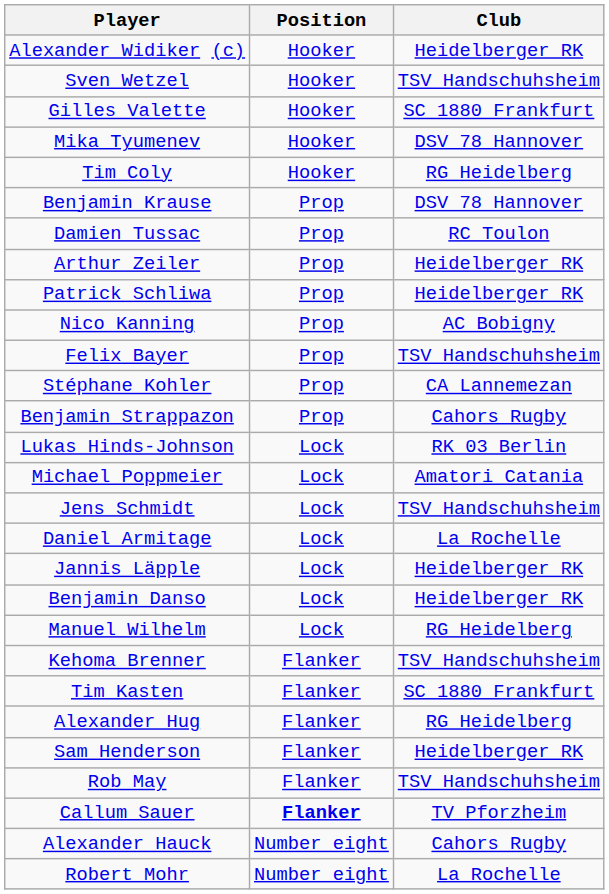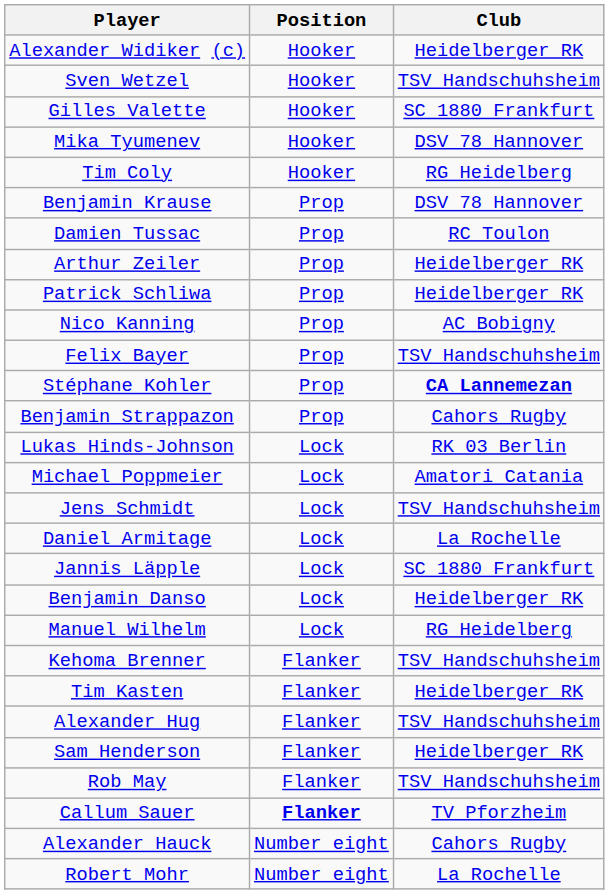(499, 386) normal -> (499, 386) bold
(499, 569) Heidelberger RK -> (499, 569) SC 1880 Frankfurt
(499, 691) SC 1880 Frankfurt -> (499, 691) Heidelberger RK
(499, 722) RG Heidelberg -> (499, 722) TSV Handschuhsheim
